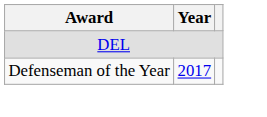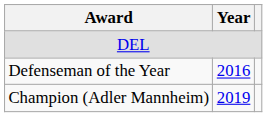(194, 71) 2017 -> (234, 71) 2016
+ row: (109, 97)
